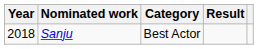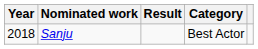columns swapped: (172, 14) <-> (225, 14)
